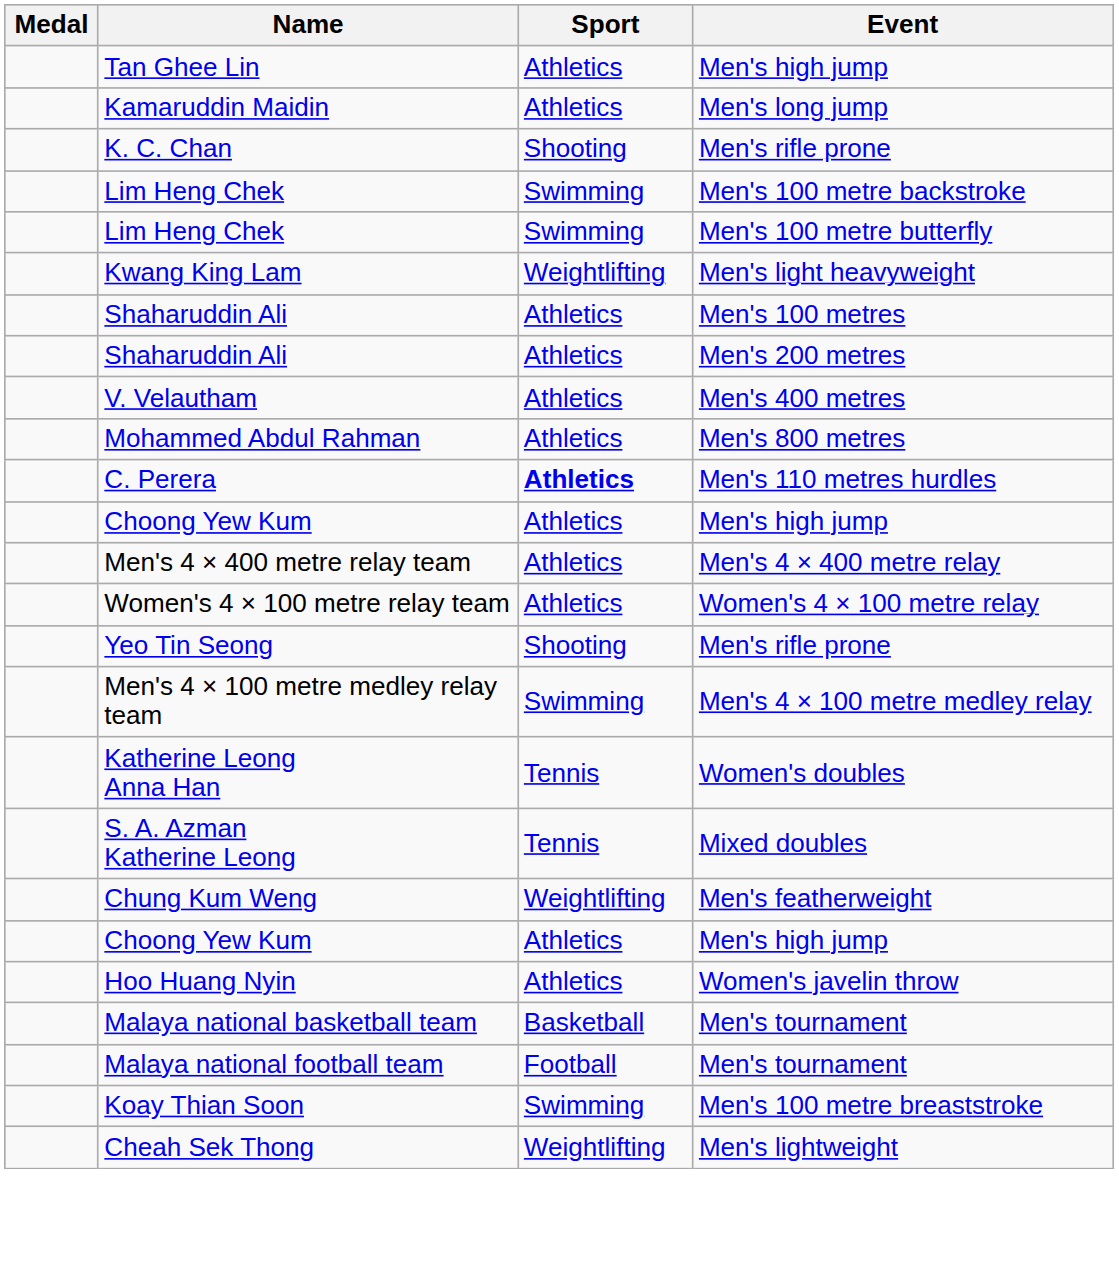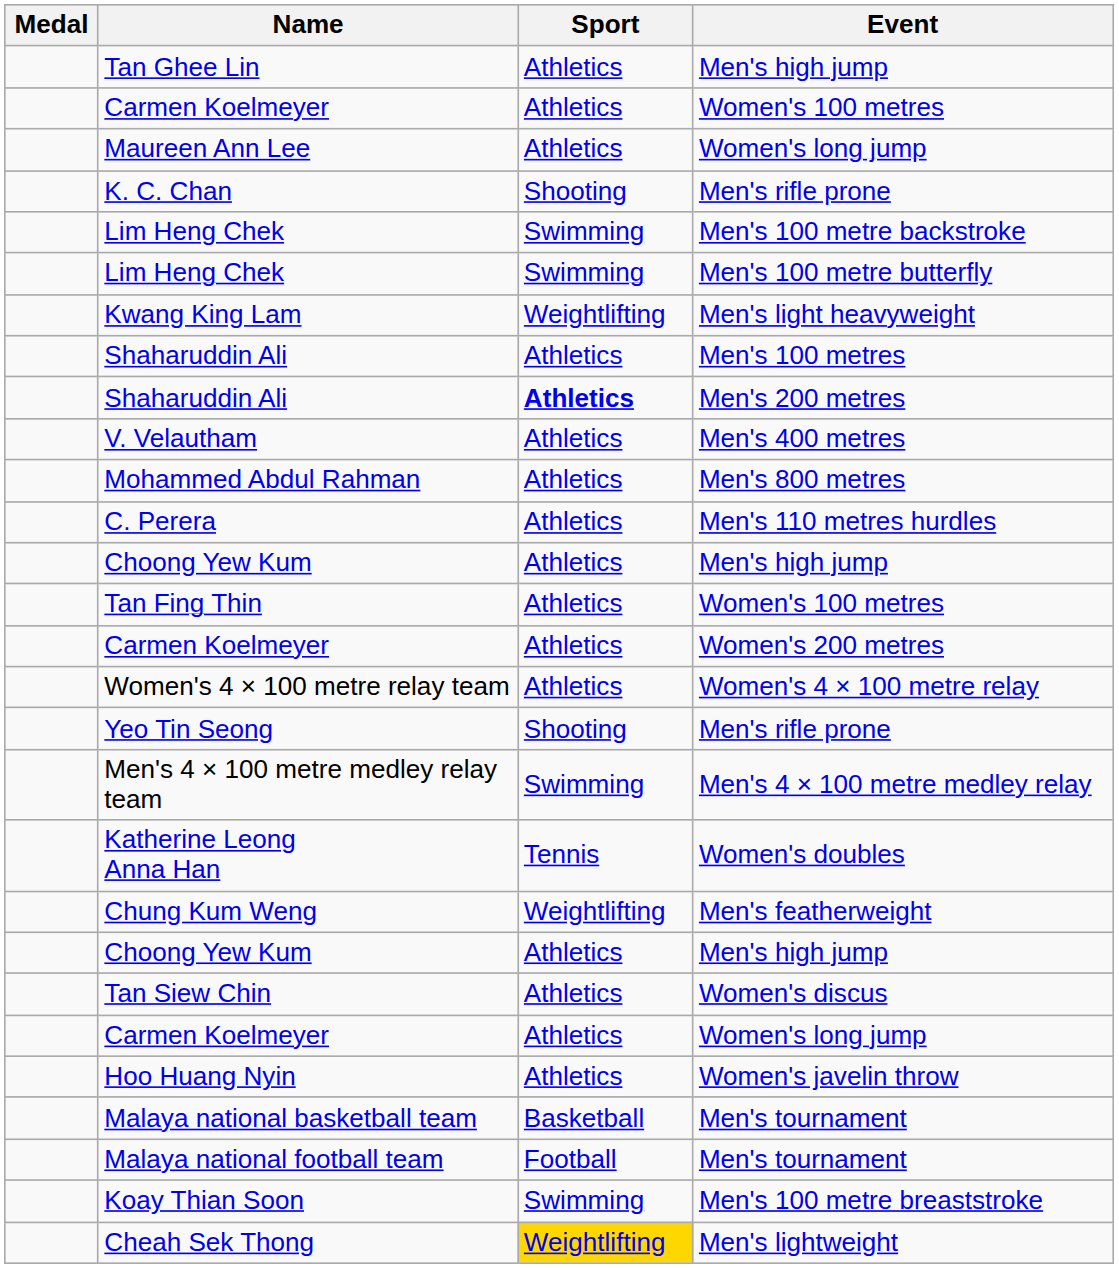- row: (217, 107)
+ row: (217, 107)
+ row: (207, 149)
(573, 356) normal -> (579, 397) bold
(579, 480) bold -> (573, 521) normal
- row: (288, 562)
+ row: (183, 604)
+ row: (217, 645)
- row: (200, 843)
+ row: (188, 993)
+ row: (217, 1035)
(595, 1147) no background -> (595, 1241) gold background
